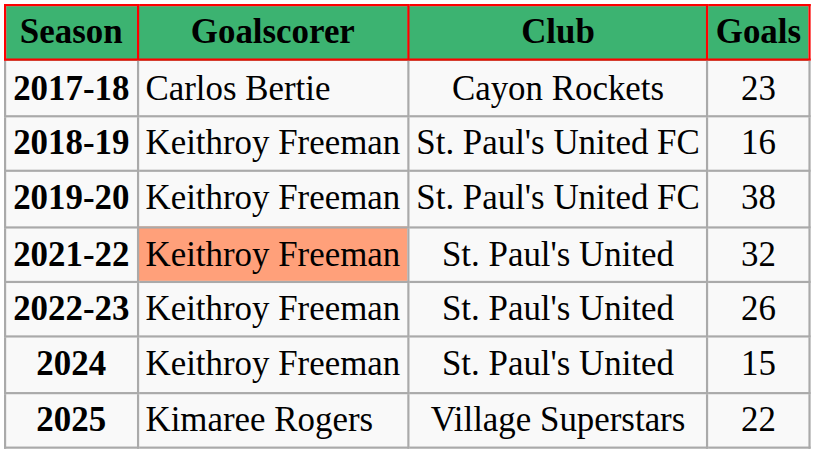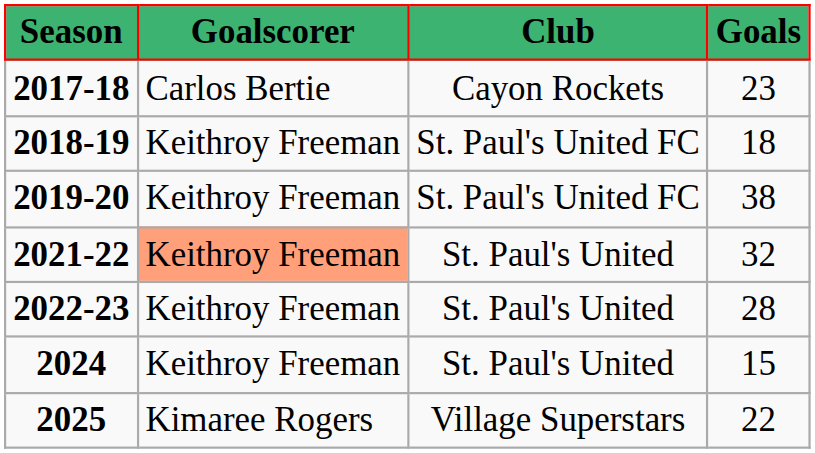(758, 142) 16 -> (758, 142) 18
(758, 308) 26 -> (758, 308) 28
